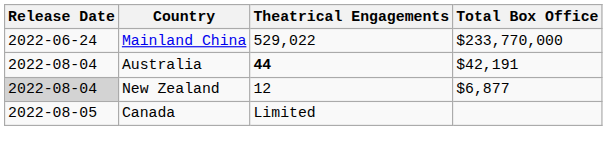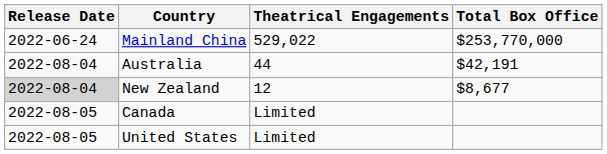(510, 41) $233,770,000 -> (510, 41) $253,770,000
(262, 65) bold -> (262, 65) normal
(483, 89) $6,877 -> (483, 89) $8,677
+ row: (180, 137)
